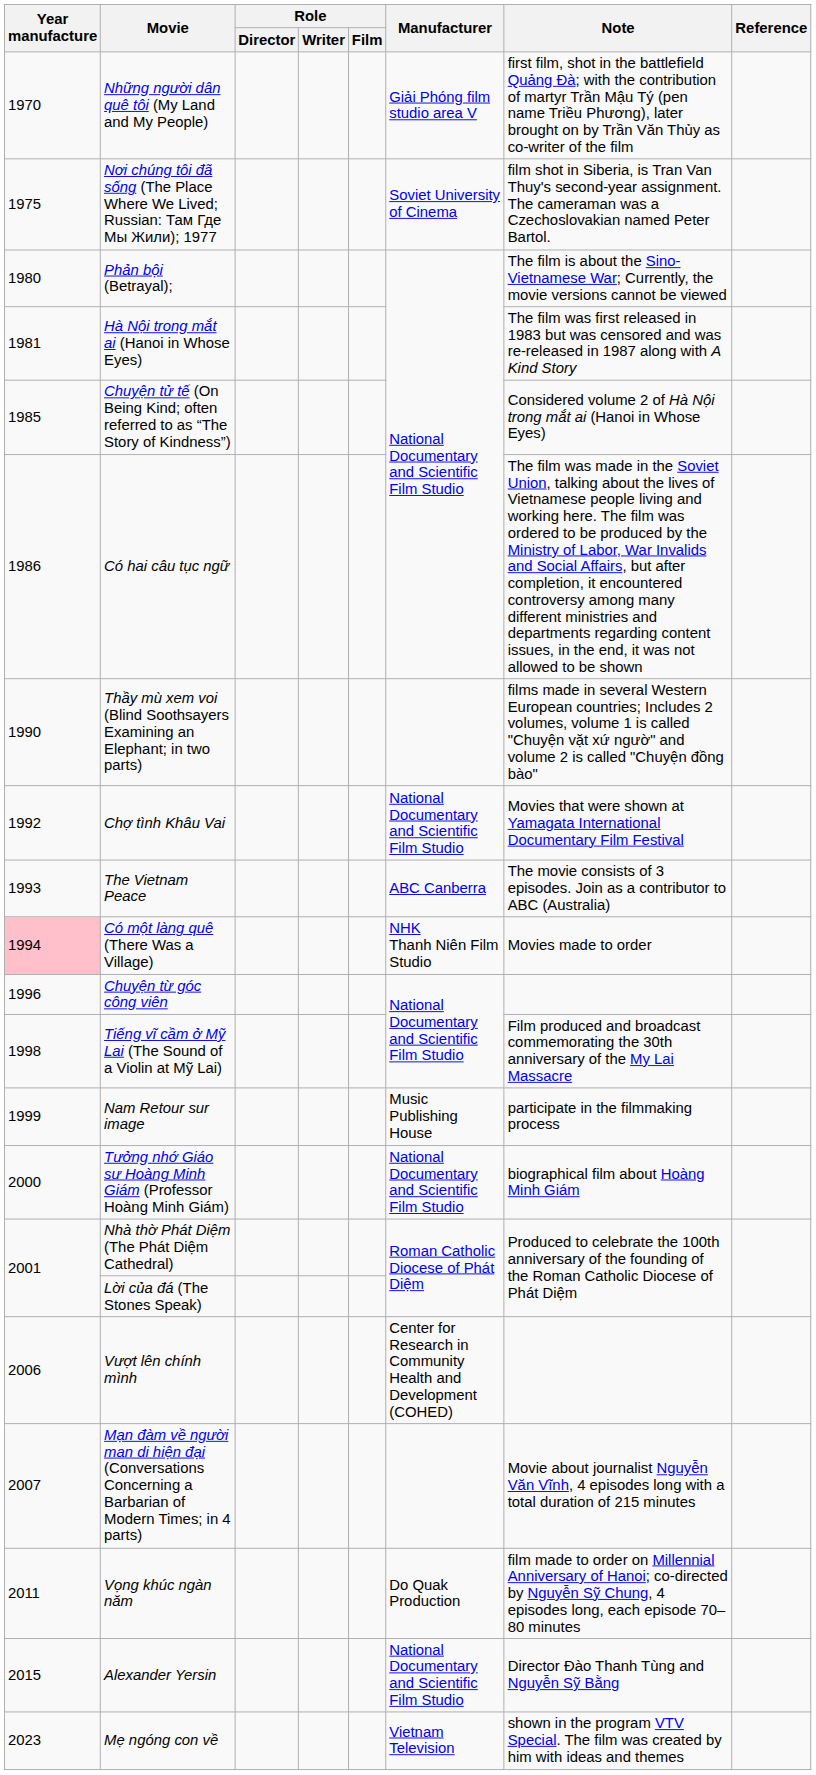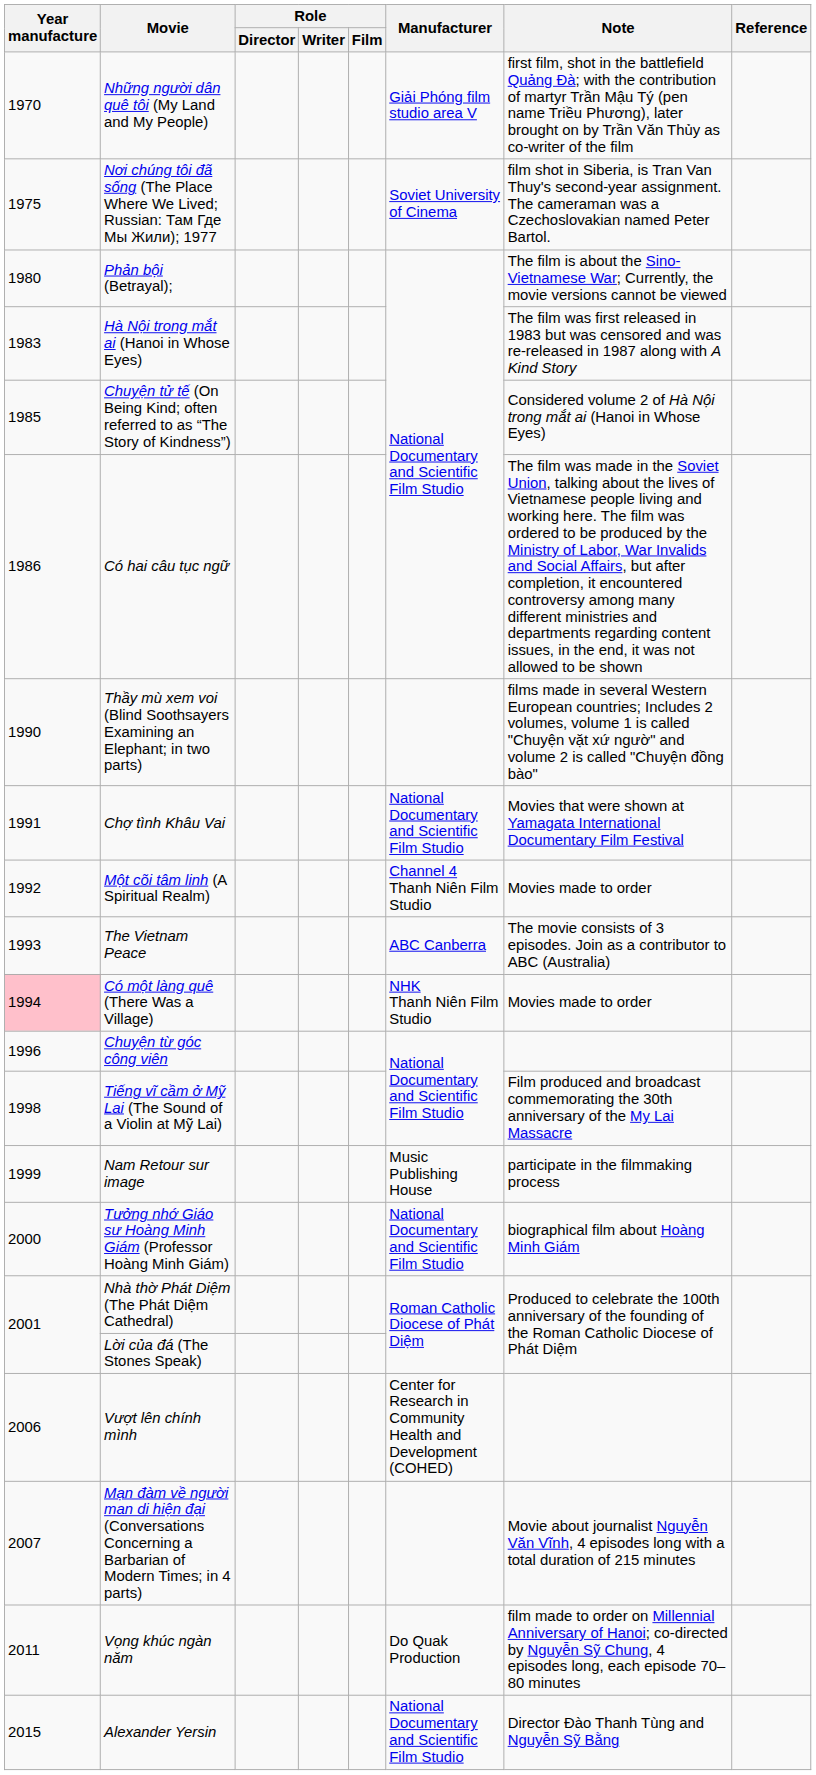(24, 343) 1981 -> (24, 343) 1983
(24, 822) 1992 -> (24, 822) 1991
+ row: (166, 888)
- row: (161, 1740)
